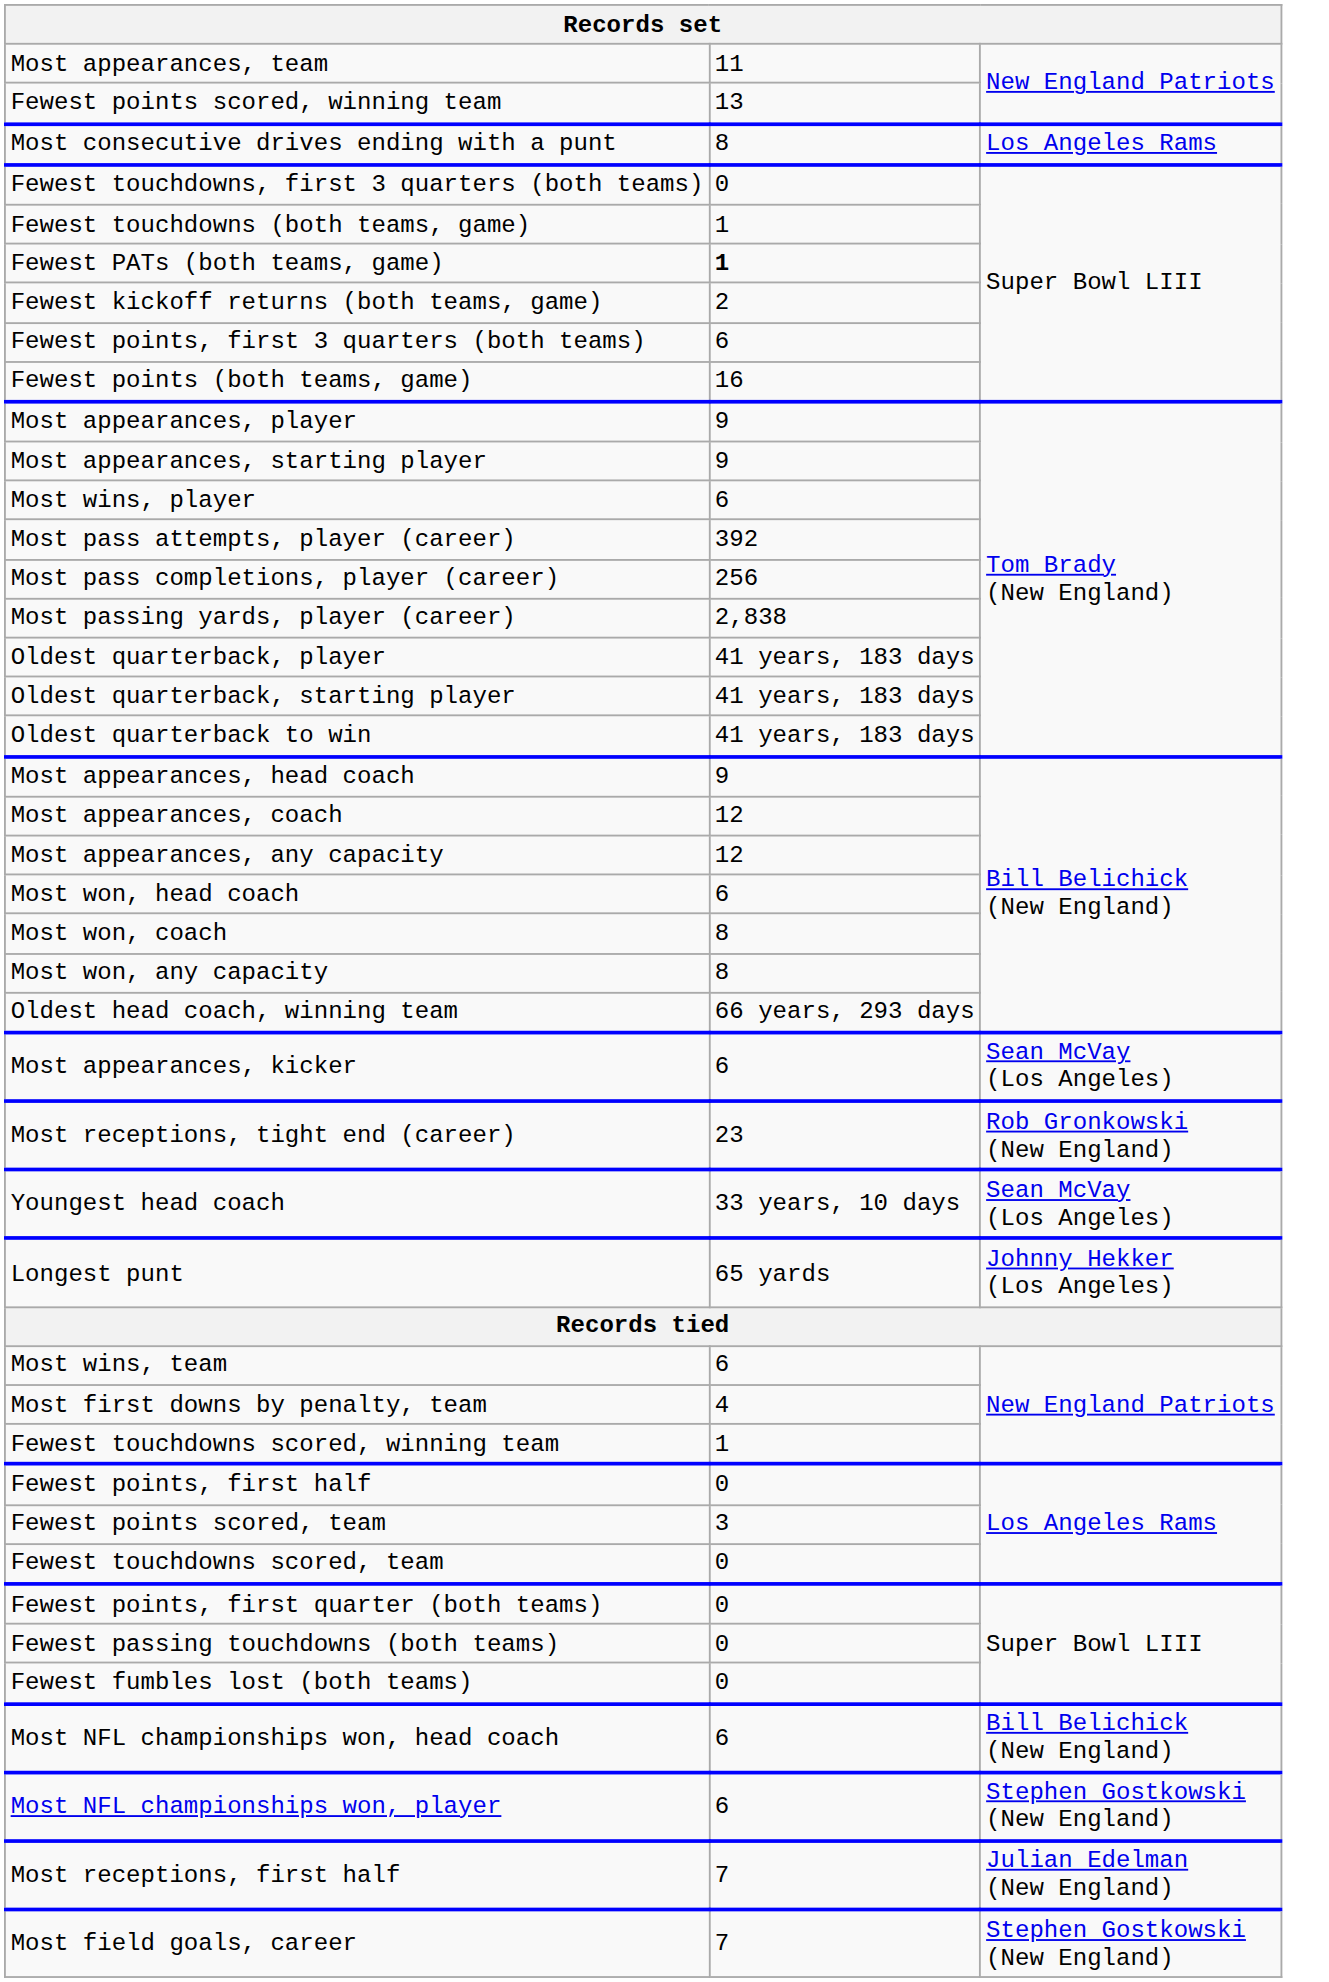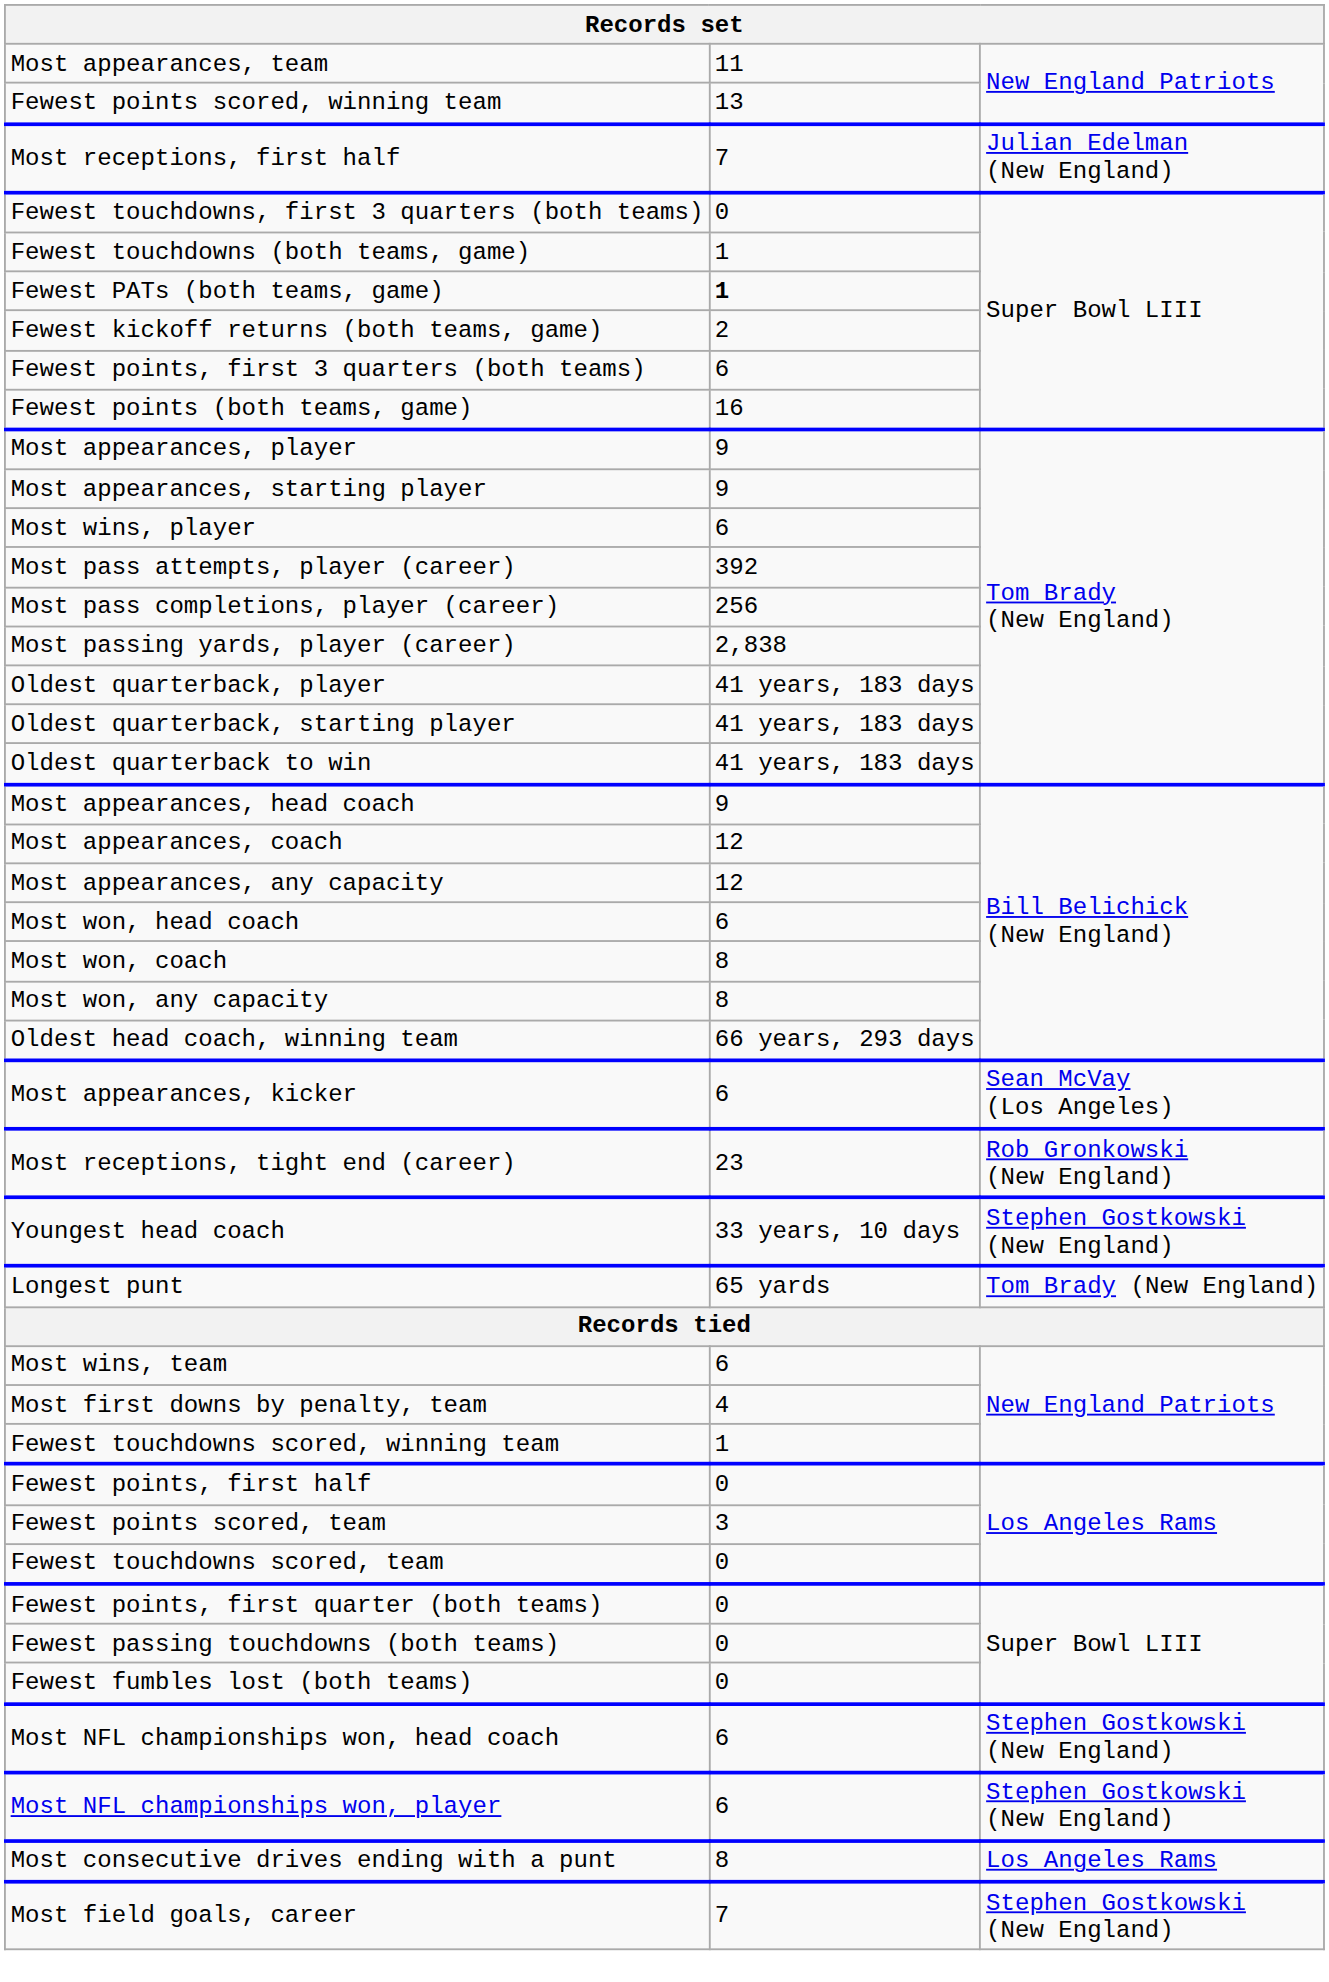rows swapped: (314, 144) <-> (205, 1875)
(1080, 1204) Sean McVay (Los Angeles) -> (1116, 1232) Stephen Gostkowski (New England)
(1080, 1273) Johnny Hekker (Los Angeles) -> (1152, 1287) Tom Brady (New England)
(1087, 1738) Bill Belichick (New England) -> (1116, 1738) Stephen Gostkowski (New England)
